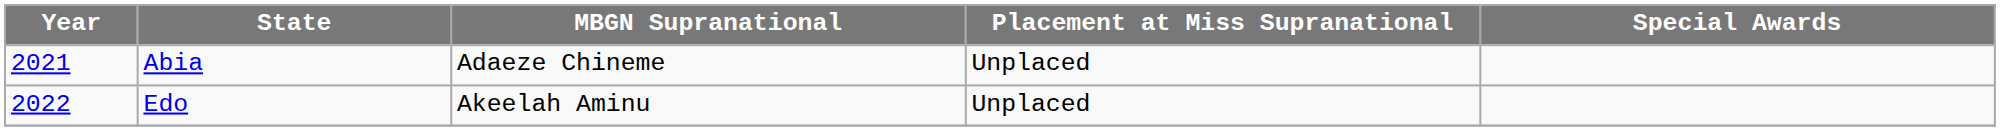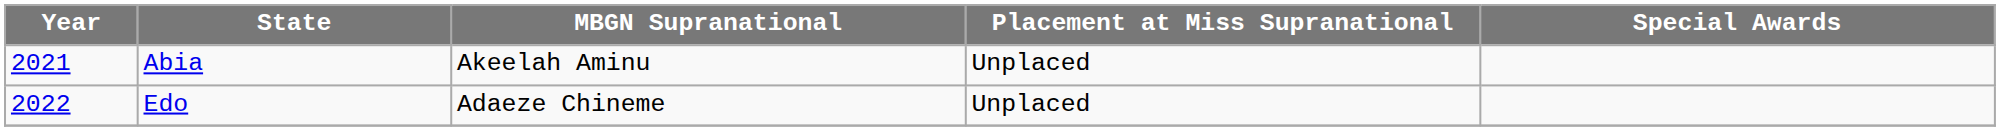(561, 65) Adaeze Chineme -> (554, 65) Akeelah Aminu
(554, 106) Akeelah Aminu -> (561, 106) Adaeze Chineme
